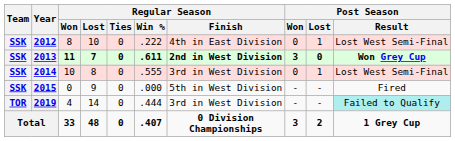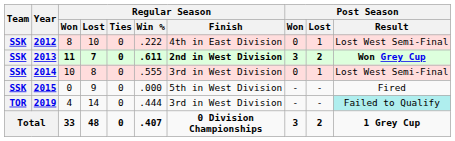(320, 58) 0 -> (320, 58) 2
